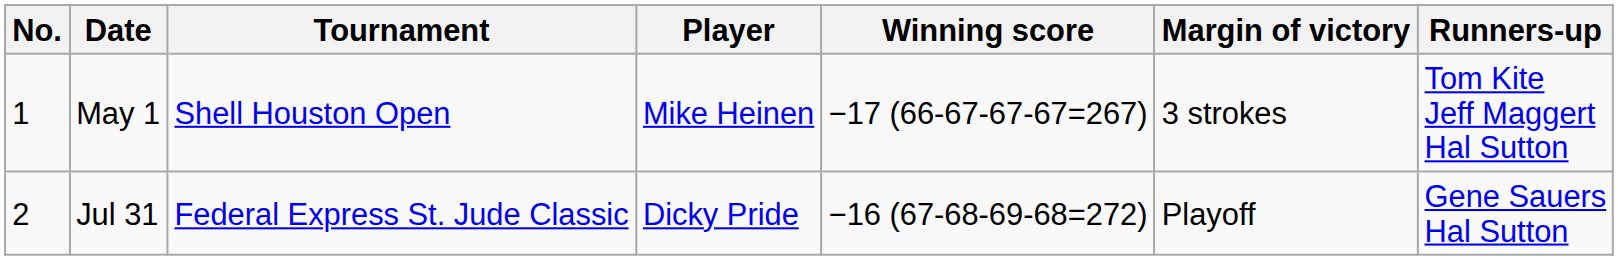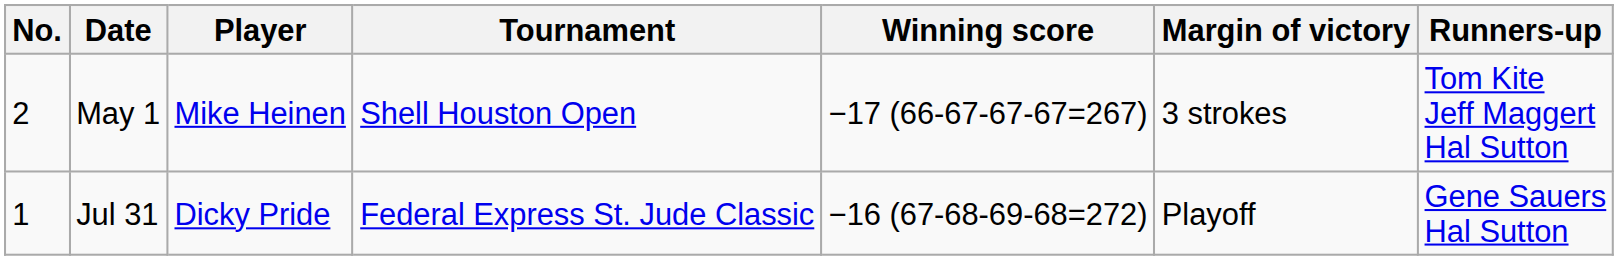columns swapped: (729, 30) <-> (402, 30)
(21, 113) 1 -> (21, 113) 2
(21, 214) 2 -> (21, 214) 1
